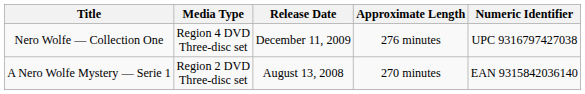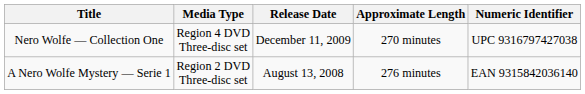(411, 40) 276 minutes -> (411, 40) 270 minutes
(411, 73) 270 minutes -> (411, 73) 276 minutes
